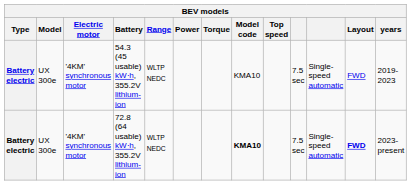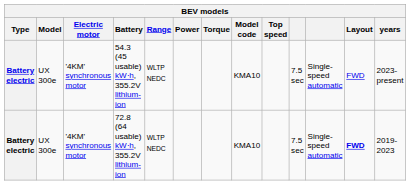(388, 75) 2019-2023 -> (390, 75) 2023-present
(247, 145) bold -> (247, 145) normal
(391, 145) 2023-present -> (387, 145) 2019-2023
